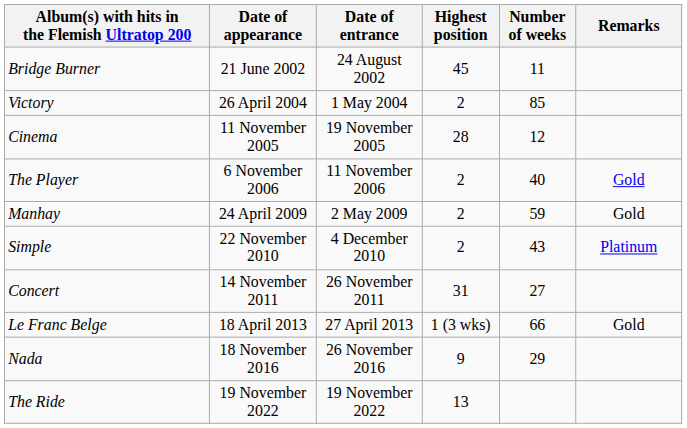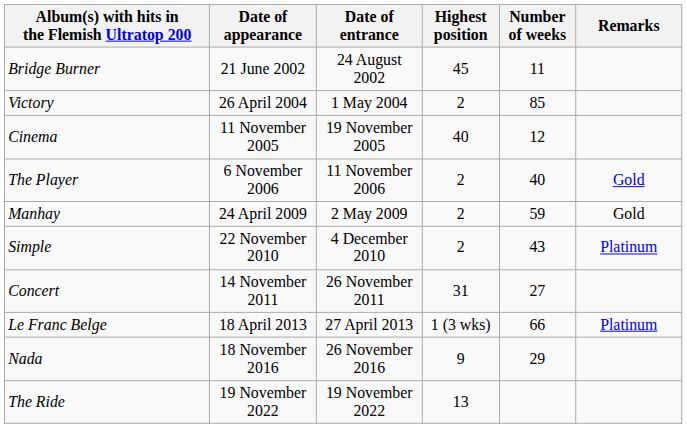(461, 136) 28 -> (461, 136) 40
(629, 324) Gold -> (629, 324) Platinum
